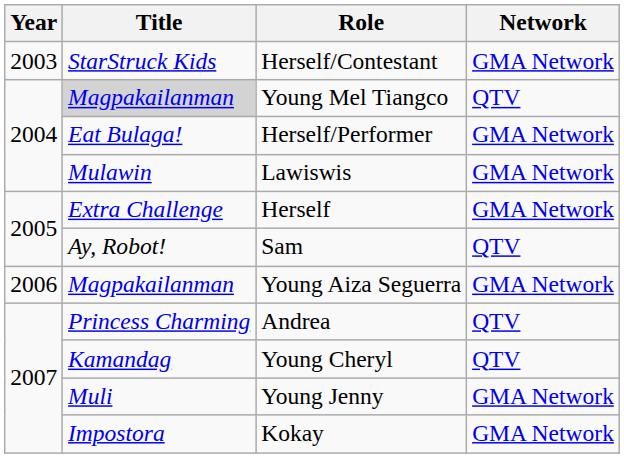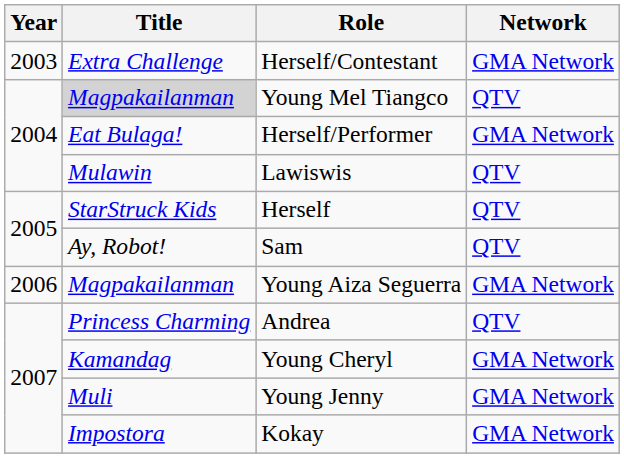(142, 60) StarStruck Kids -> (145, 60) Extra Challenge
(543, 172) GMA Network -> (496, 172) QTV
(145, 209) Extra Challenge -> (142, 209) StarStruck Kids
(543, 209) GMA Network -> (496, 209) QTV
(496, 358) QTV -> (543, 358) GMA Network
